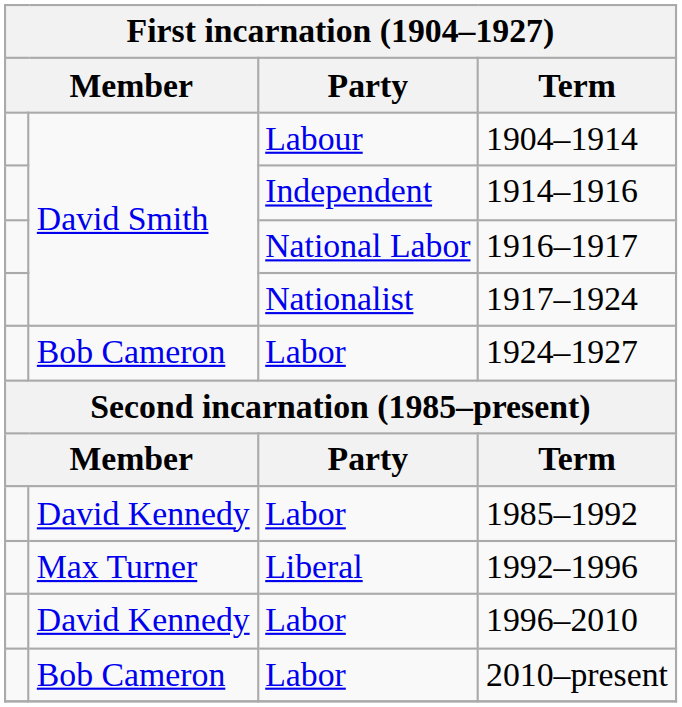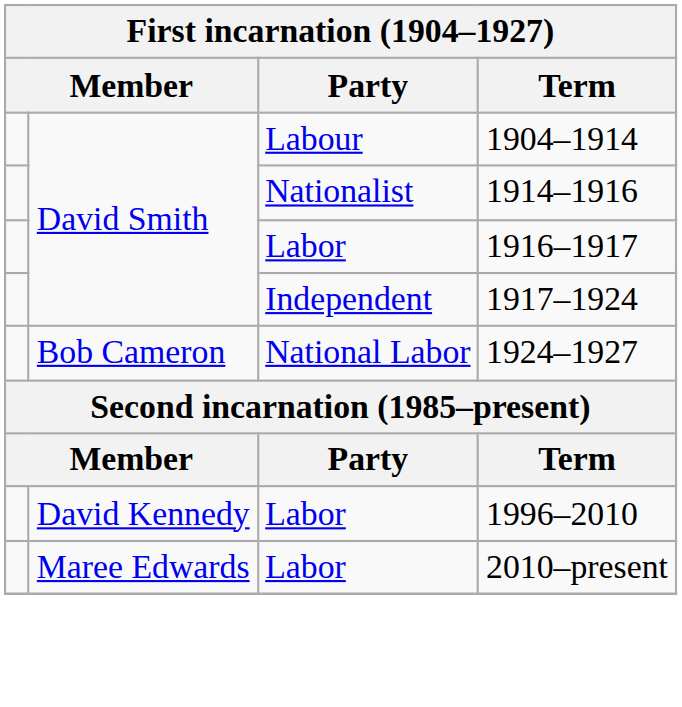(349, 191) Independent -> (339, 191) Nationalist
(368, 245) National Labor -> (306, 245) Labor
(339, 298) Nationalist -> (349, 298) Independent
(306, 352) Labor -> (368, 352) National Labor
- row: (562, 513)
- row: (562, 566)
(131, 673) Bob Cameron -> (143, 566) Maree Edwards
